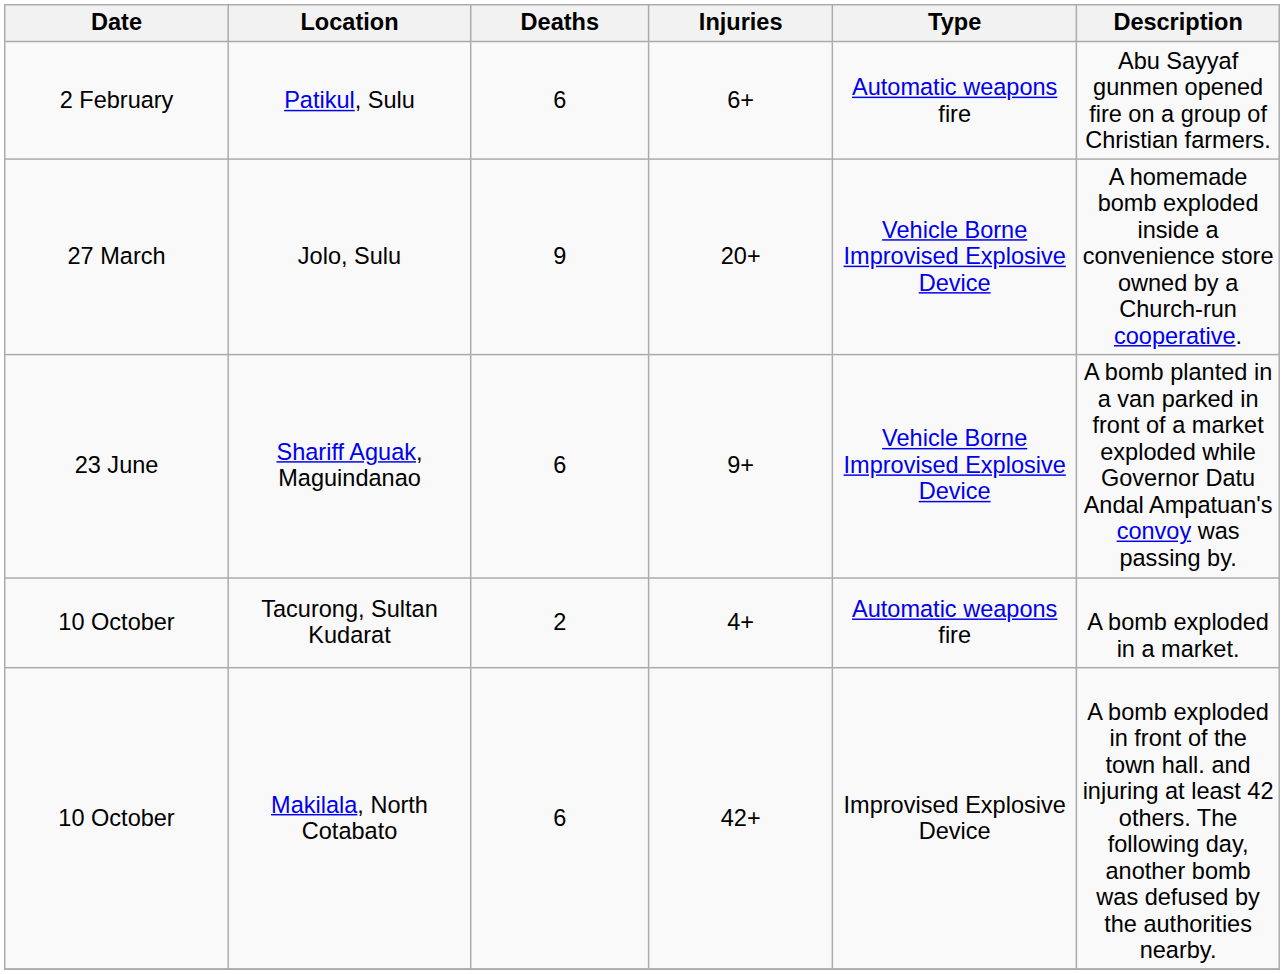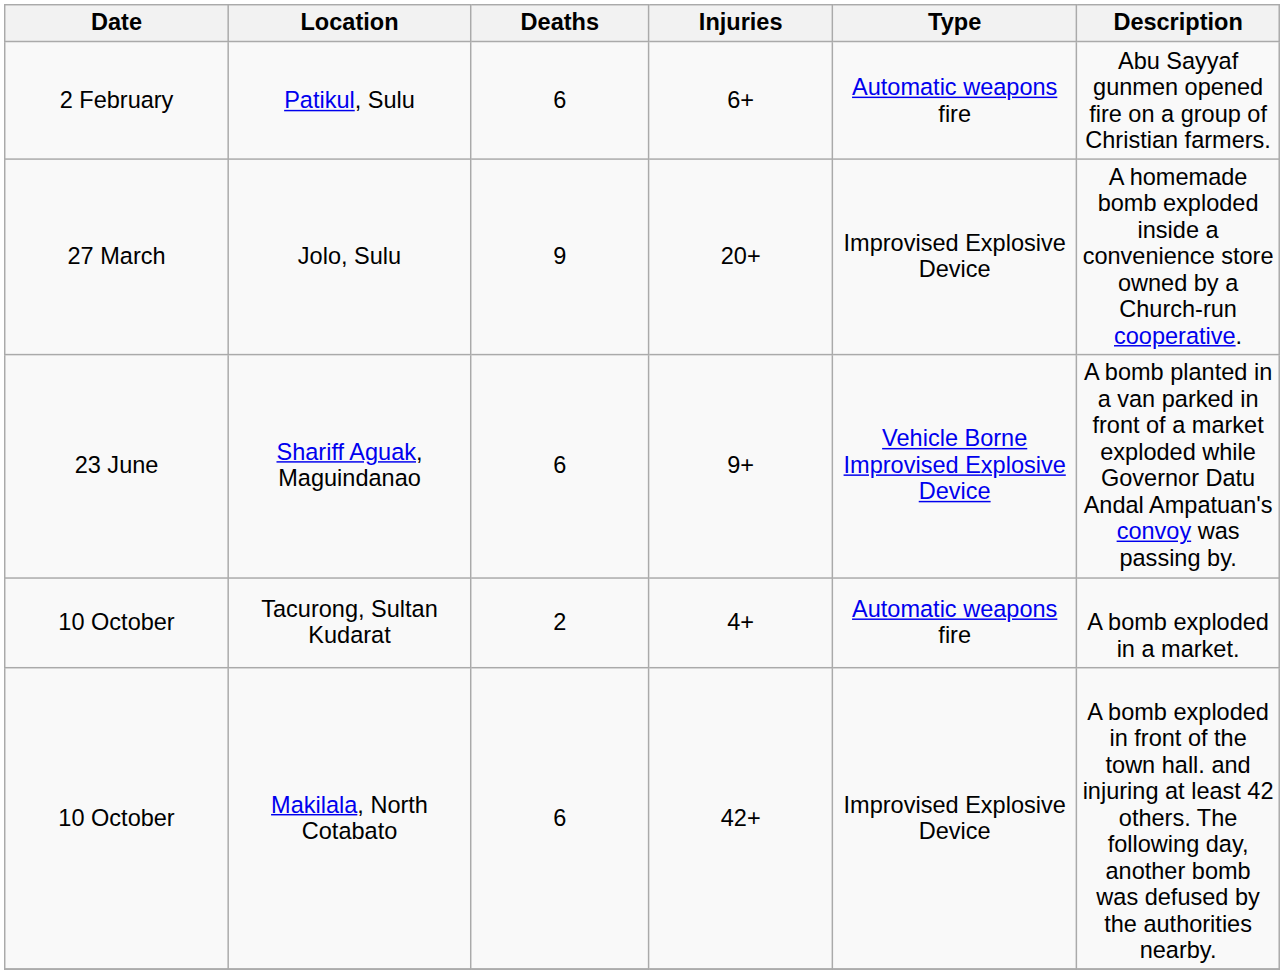(955, 256) Vehicle Borne Improvised Explosive Device -> (955, 256) Improvised Explosive Device
